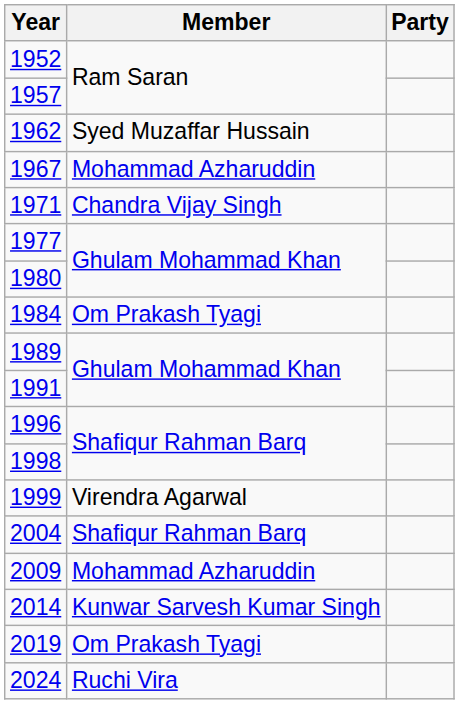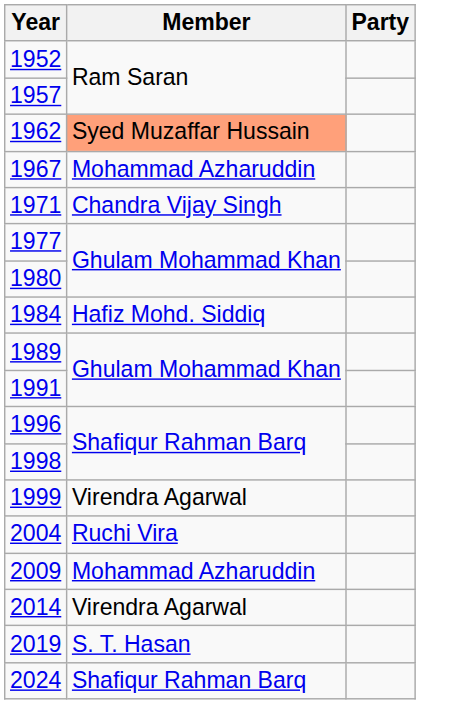(191, 132) no background -> (191, 132) lightsalmon background
(166, 315) Om Prakash Tyagi -> (169, 315) Hafiz Mohd. Siddiq
(189, 534) Shafiqur Rahman Barq -> (125, 534) Ruchi Vira
(226, 607) Kunwar Sarvesh Kumar Singh -> (159, 607) Virendra Agarwal
(166, 643) Om Prakash Tyagi -> (131, 643) S. T. Hasan
(125, 680) Ruchi Vira -> (189, 680) Shafiqur Rahman Barq
